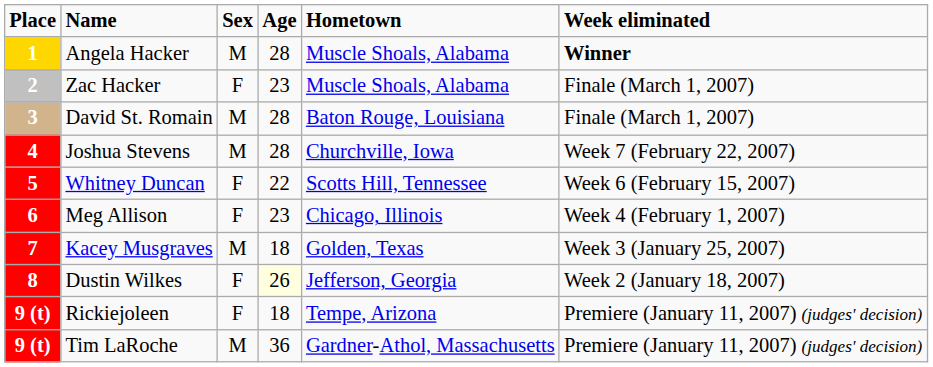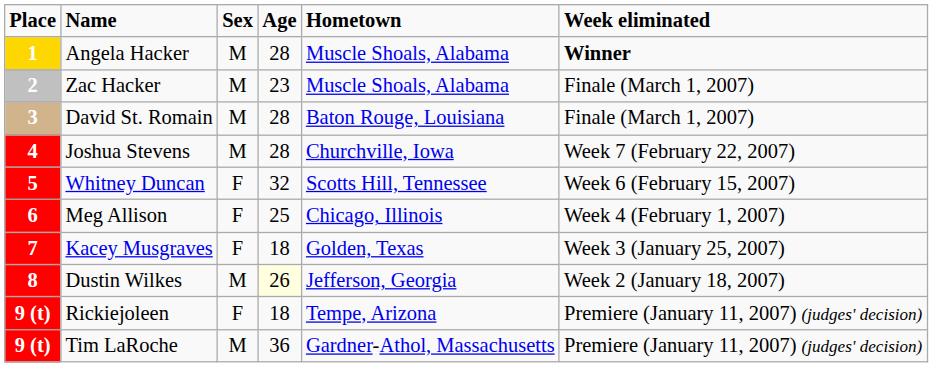(238, 85) F -> (238, 85) M
(279, 183) 22 -> (279, 183) 32
(279, 215) 23 -> (279, 215) 25
(238, 248) M -> (238, 248) F
(238, 280) F -> (238, 280) M
